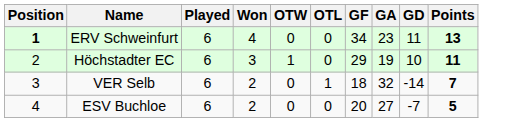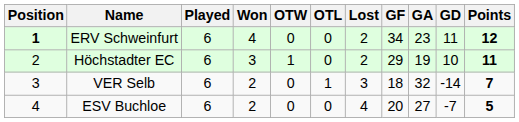+ column: (364, 15)
(453, 38) 13 -> (489, 38) 12
